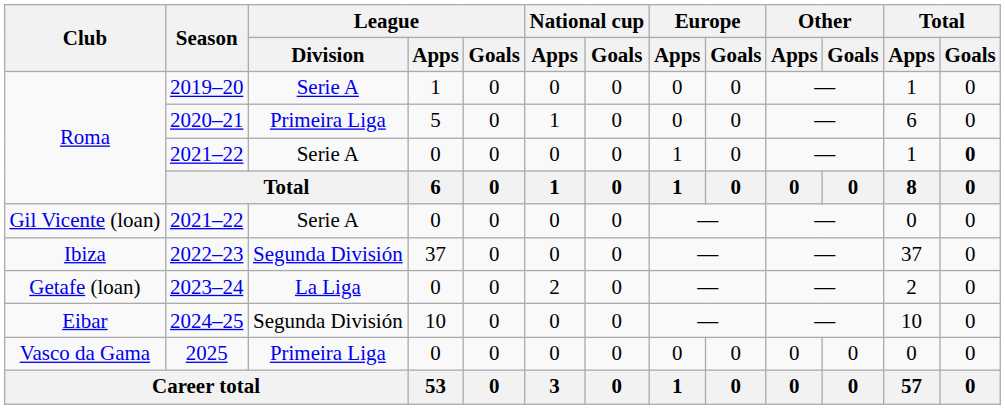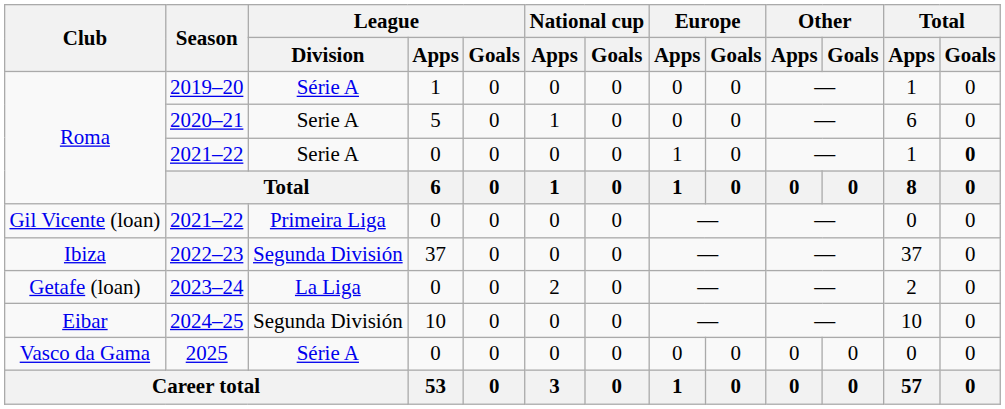(328, 87) Serie A -> (328, 87) Série A
(328, 120) Primeira Liga -> (328, 120) Serie A
(328, 220) Serie A -> (328, 220) Primeira Liga
(328, 353) Primeira Liga -> (328, 353) Série A
